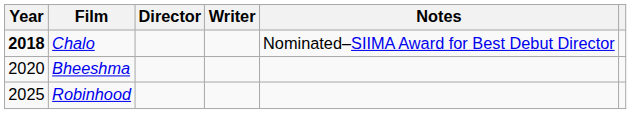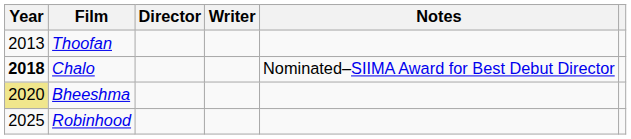+ row: (82, 43)
(26, 69) no background -> (26, 95) khaki background
